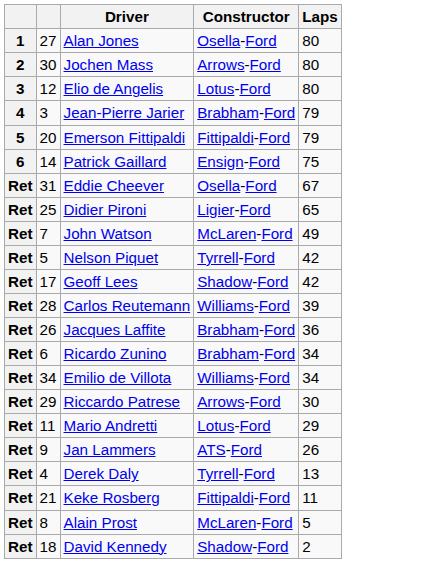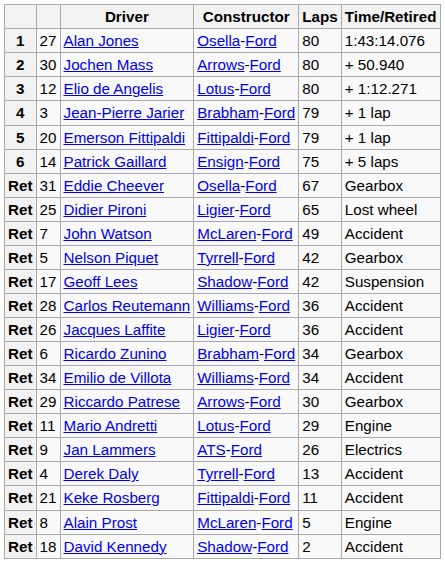+ column: (391, 17)
(311, 305) 39 -> (311, 305) 36
(246, 330) Brabham-Ford -> (234, 330) Ligier-Ford
